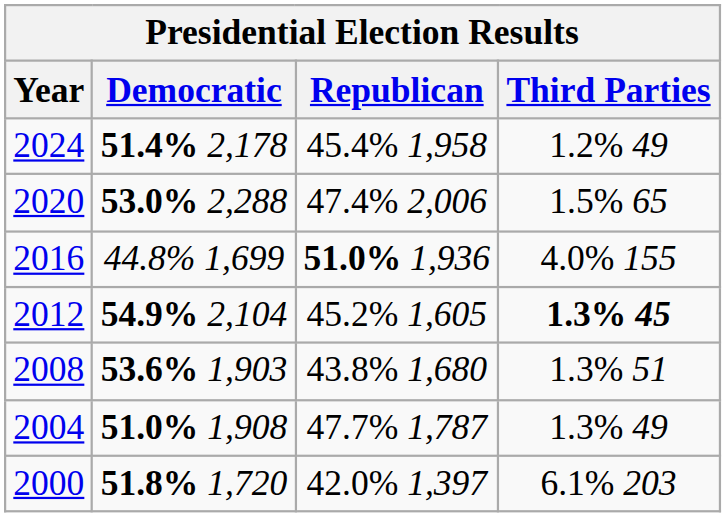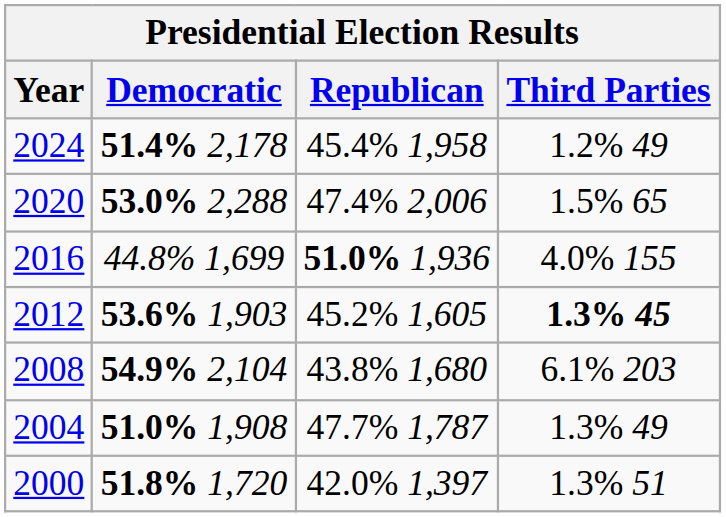(194, 314) 54.9% 2,104 -> (194, 314) 53.6% 1,903
(194, 370) 53.6% 1,903 -> (194, 370) 54.9% 2,104
(609, 370) 1.3% 51 -> (609, 370) 6.1% 203
(609, 483) 6.1% 203 -> (609, 483) 1.3% 51
